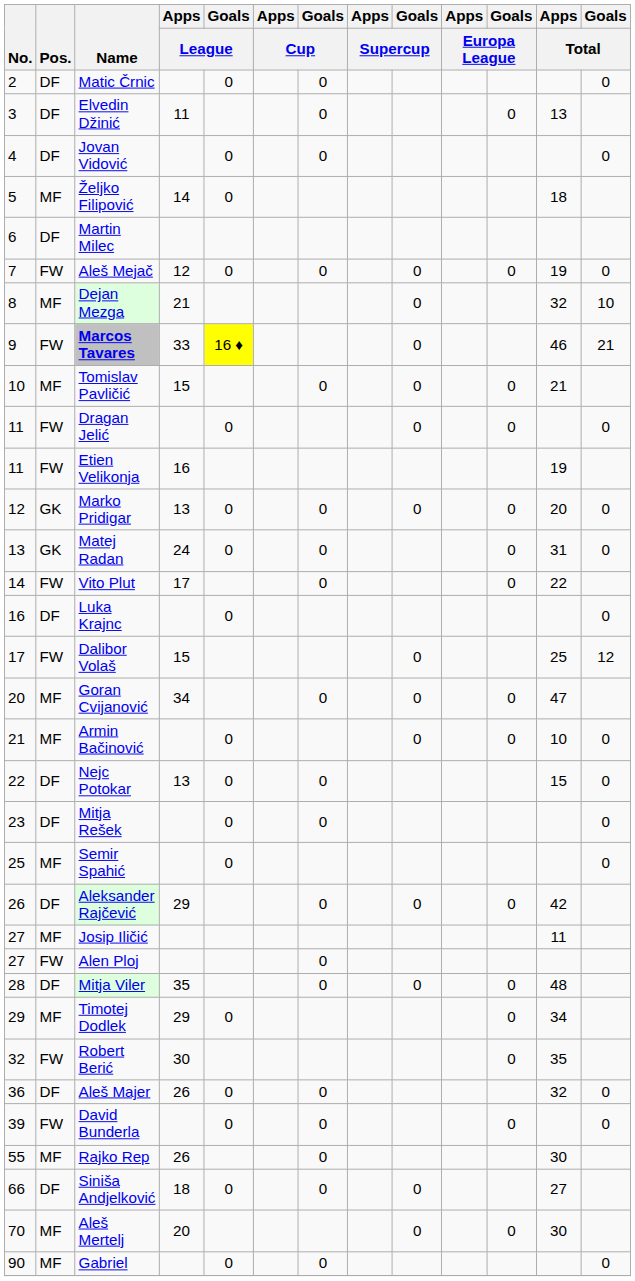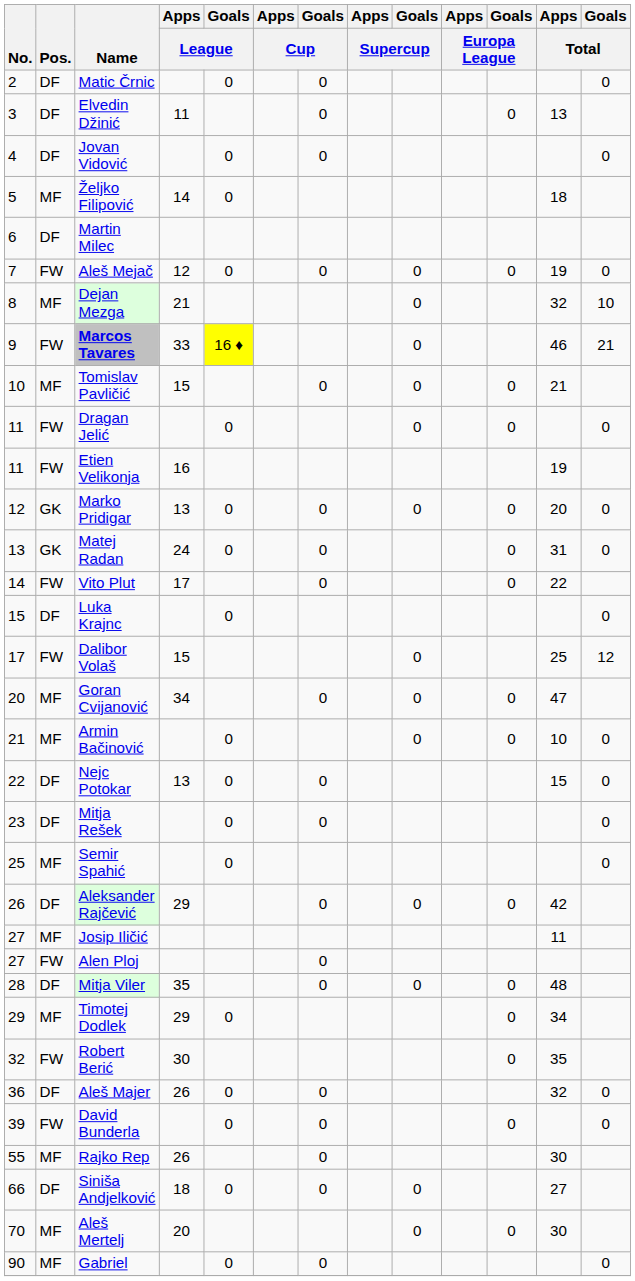(16, 616) 16 -> (16, 616) 15
